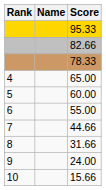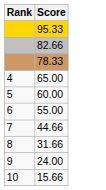- column: (51, 12)
